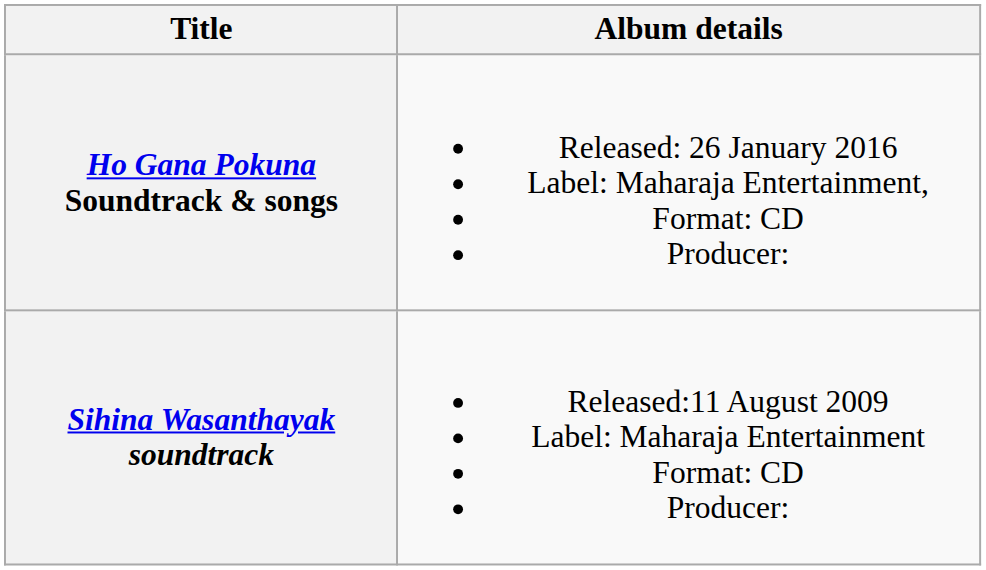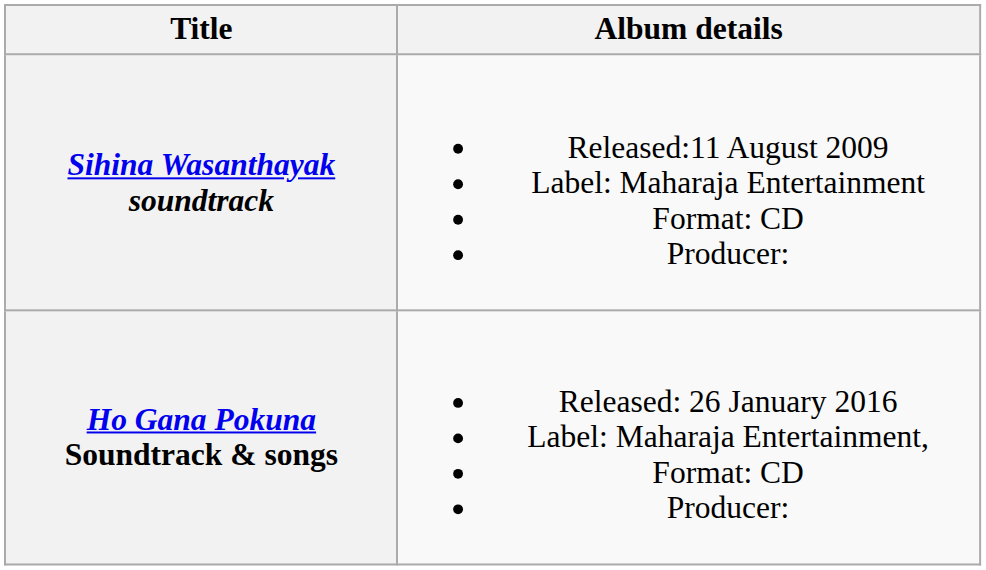rows swapped: (201, 436) <-> (201, 181)
